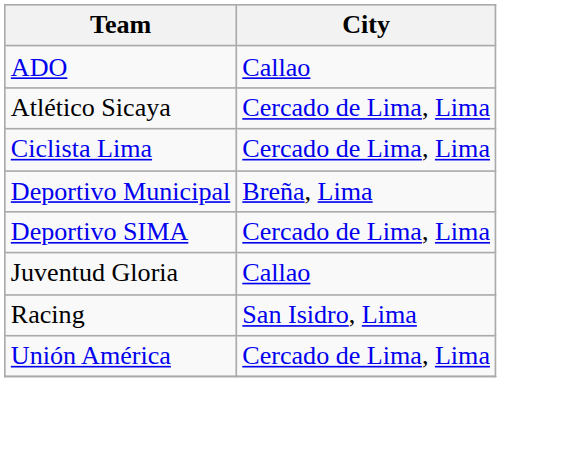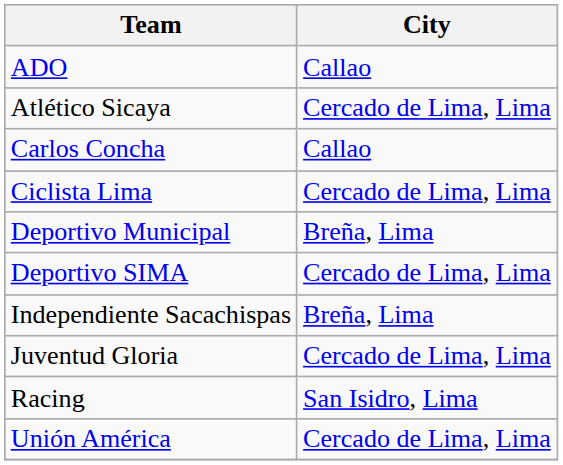+ row: (88, 149)
+ row: (151, 314)
(276, 273) Callao -> (427, 356) Cercado de Lima, Lima
